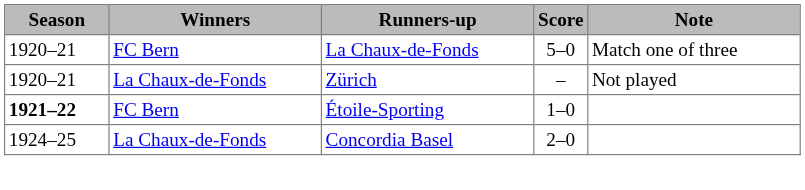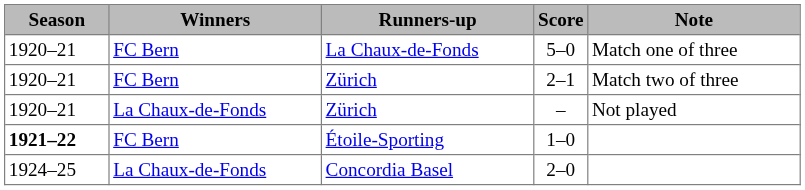+ row: (561, 79)
